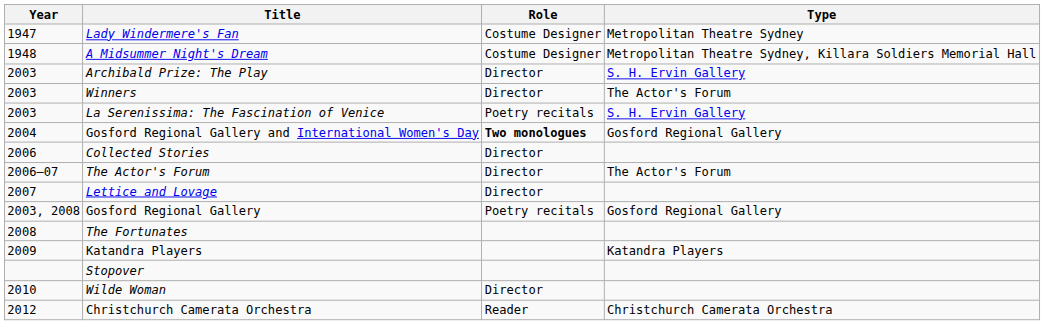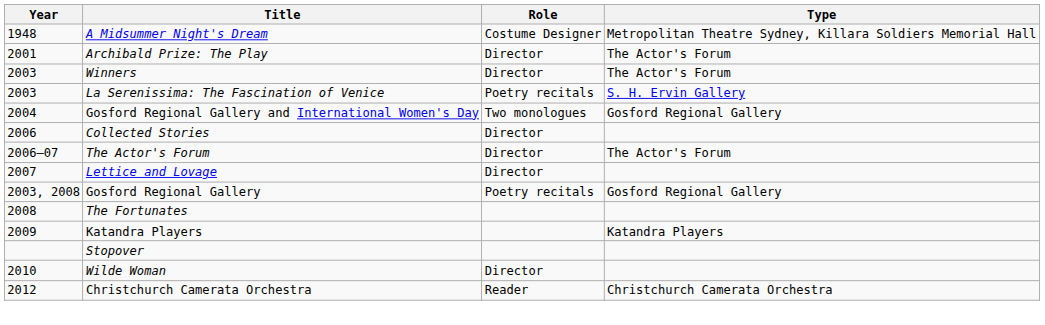- row: (162, 34)
(22, 73) 2003 -> (22, 54) 2001
(676, 73) S. H. Ervin Gallery -> (669, 54) The Actor's Forum
(536, 133) bold -> (536, 113) normal
